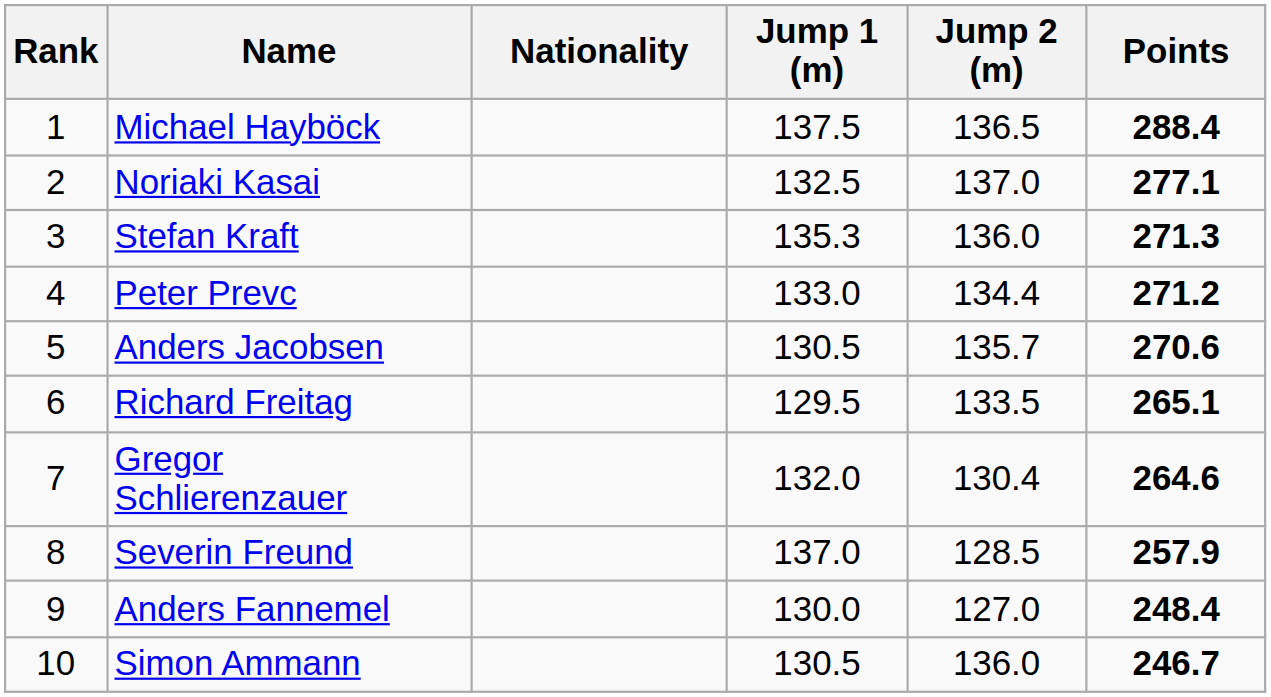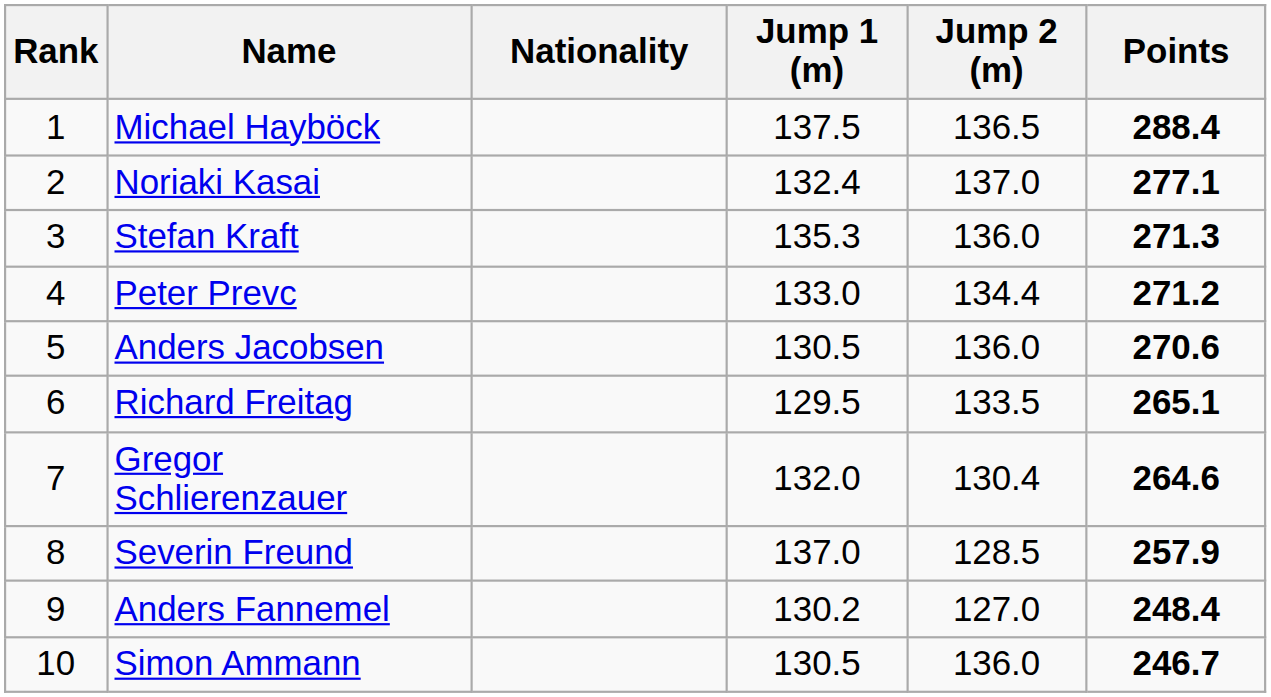(817, 182) 132.5 -> (817, 182) 132.4
(997, 347) 135.7 -> (997, 347) 136.0
(817, 608) 130.0 -> (817, 608) 130.2
